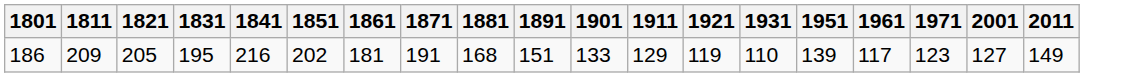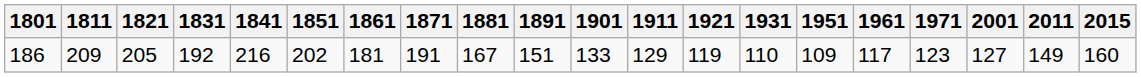+ column: (1107, 21)
(196, 54) 195 -> (196, 54) 192
(480, 54) 168 -> (480, 54) 167
(819, 54) 139 -> (819, 54) 109
